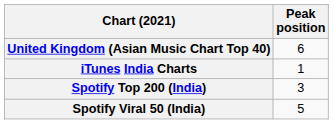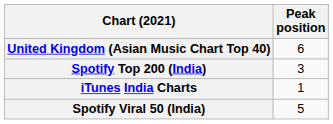rows swapped: (139, 68) <-> (139, 88)
